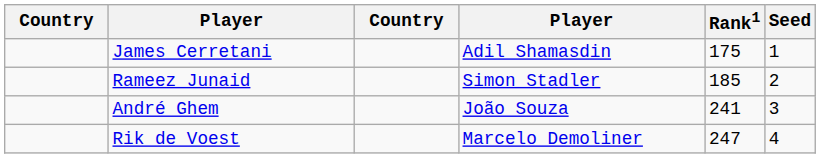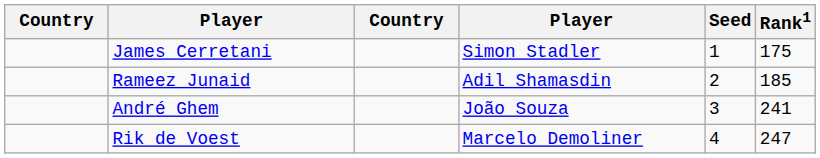columns swapped: (735, 21) <-> (790, 21)
(537, 52) Adil Shamasdin -> (531, 52) Simon Stadler
(531, 81) Simon Stadler -> (537, 81) Adil Shamasdin
